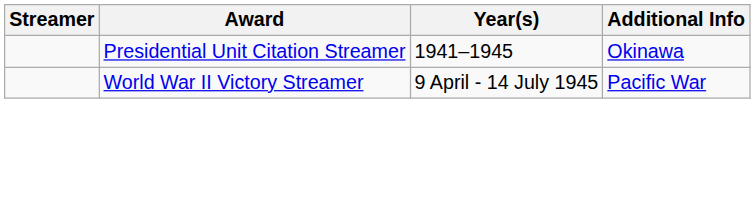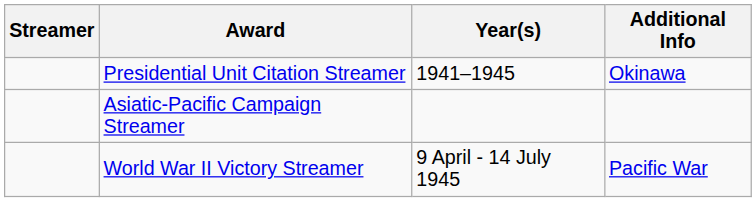+ row: (212, 115)
